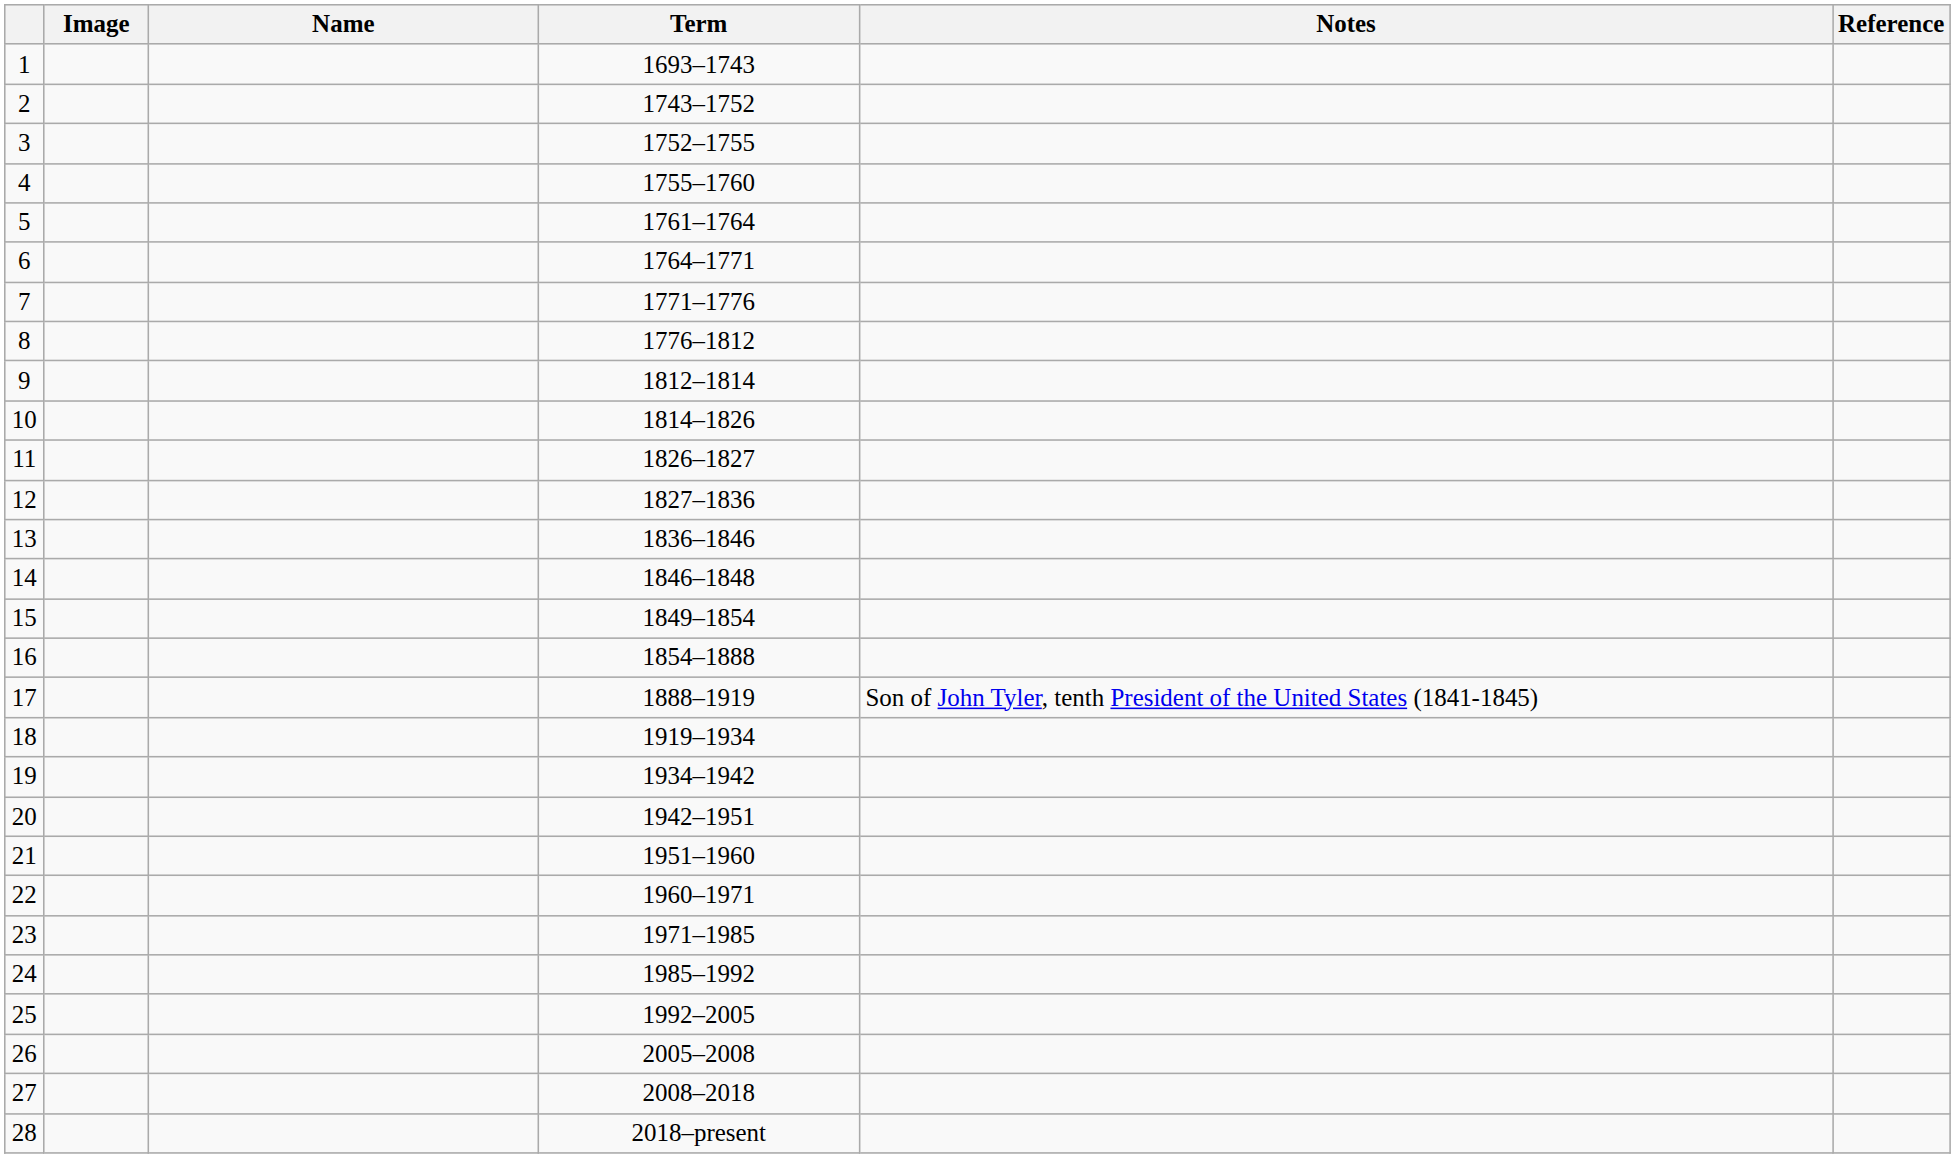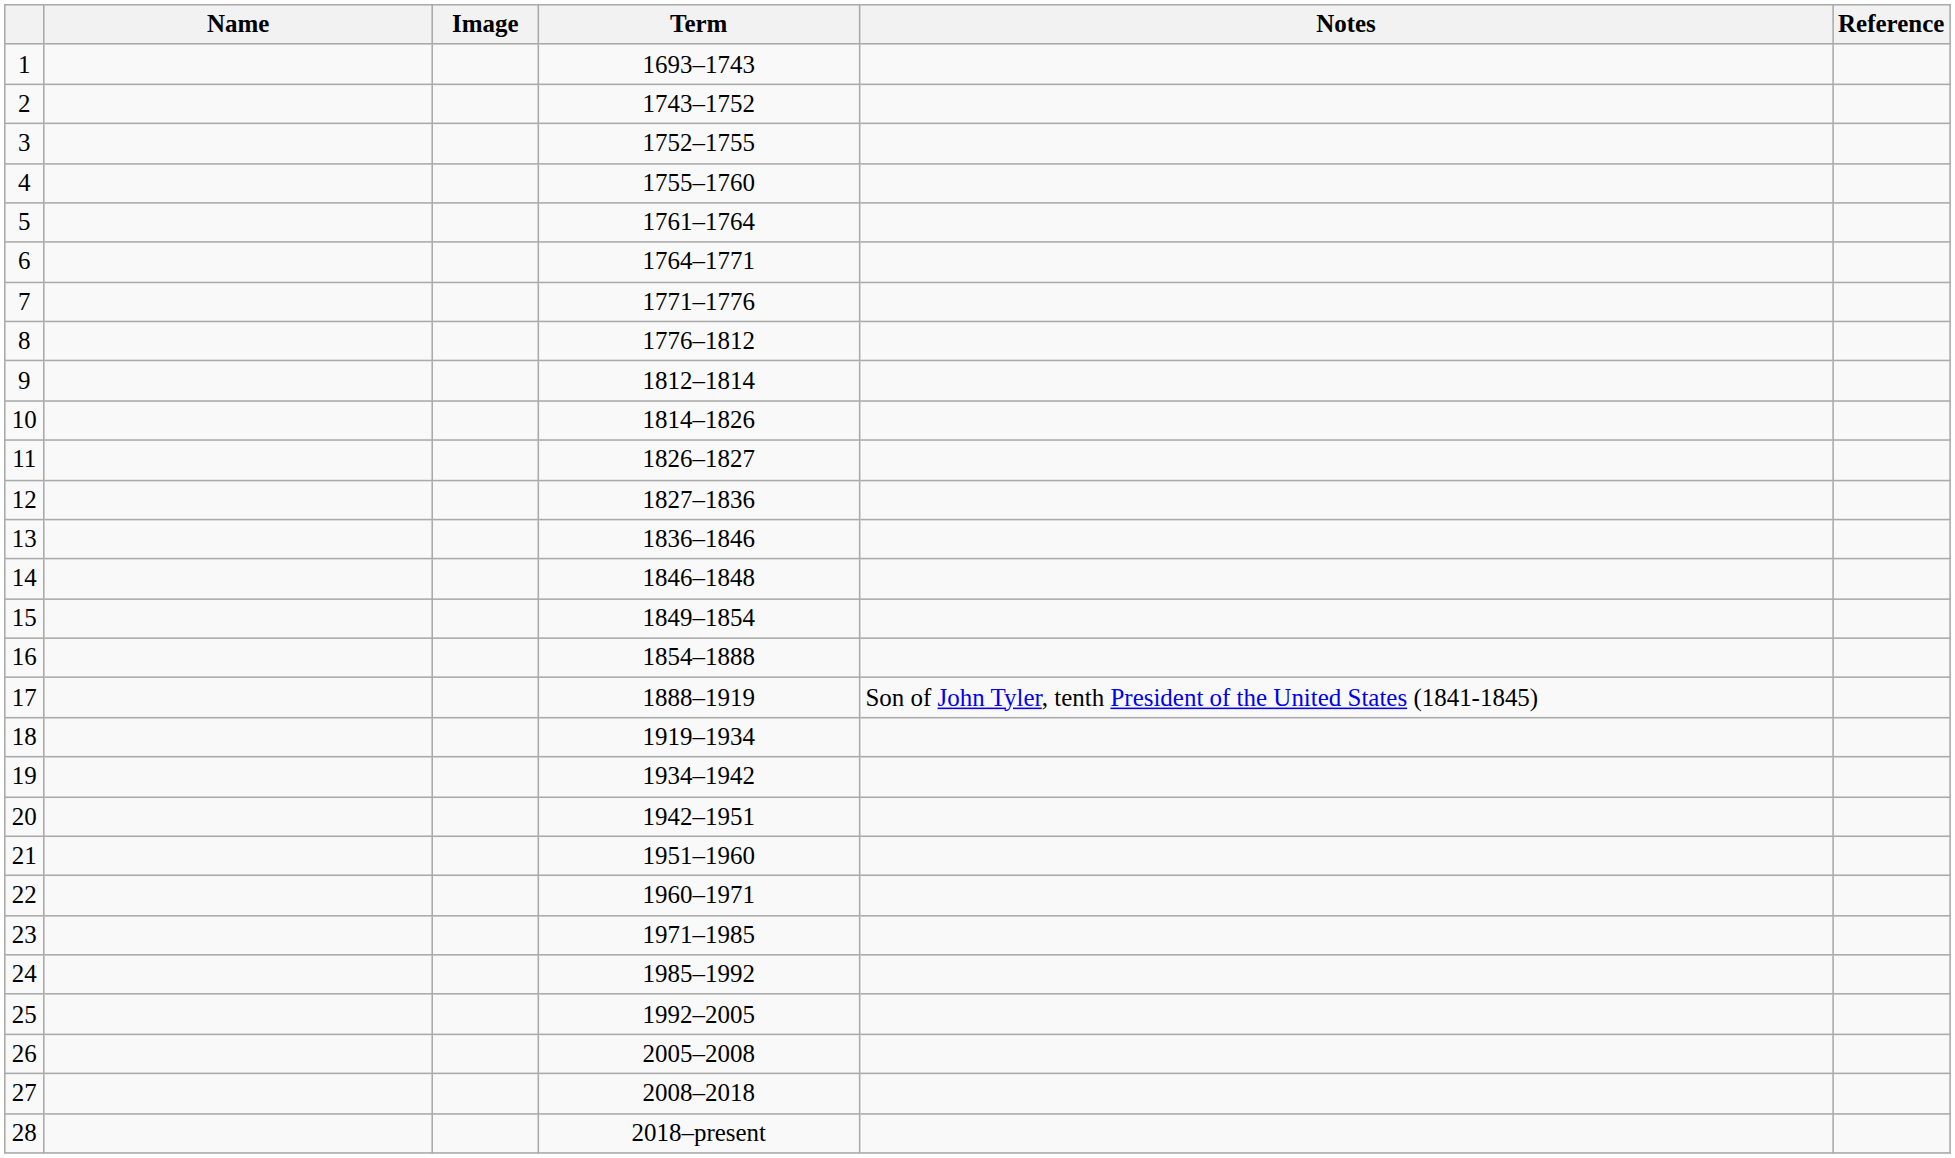columns swapped: (96, 24) <-> (343, 24)
